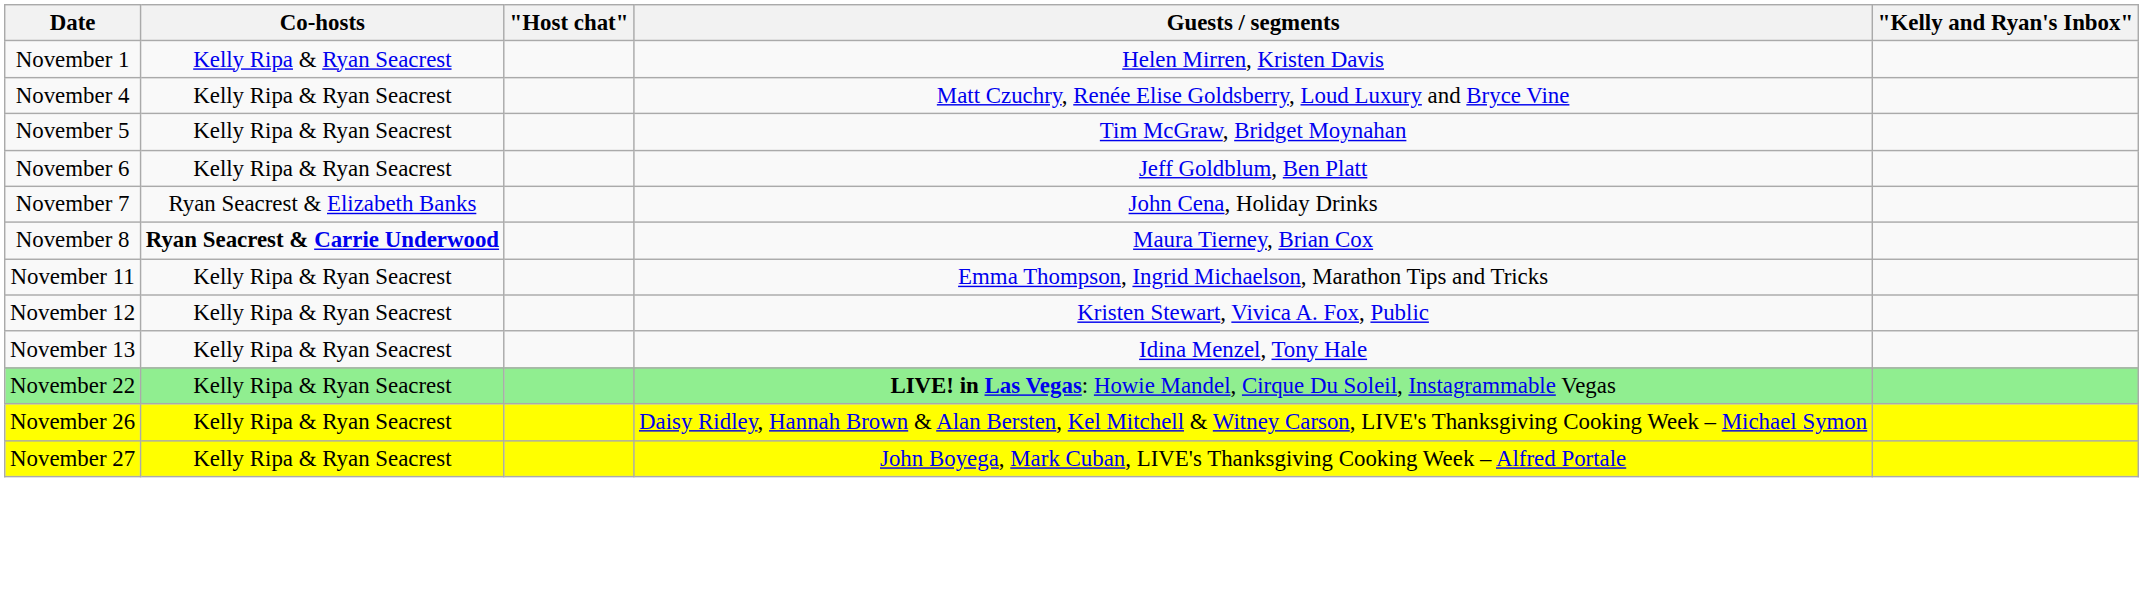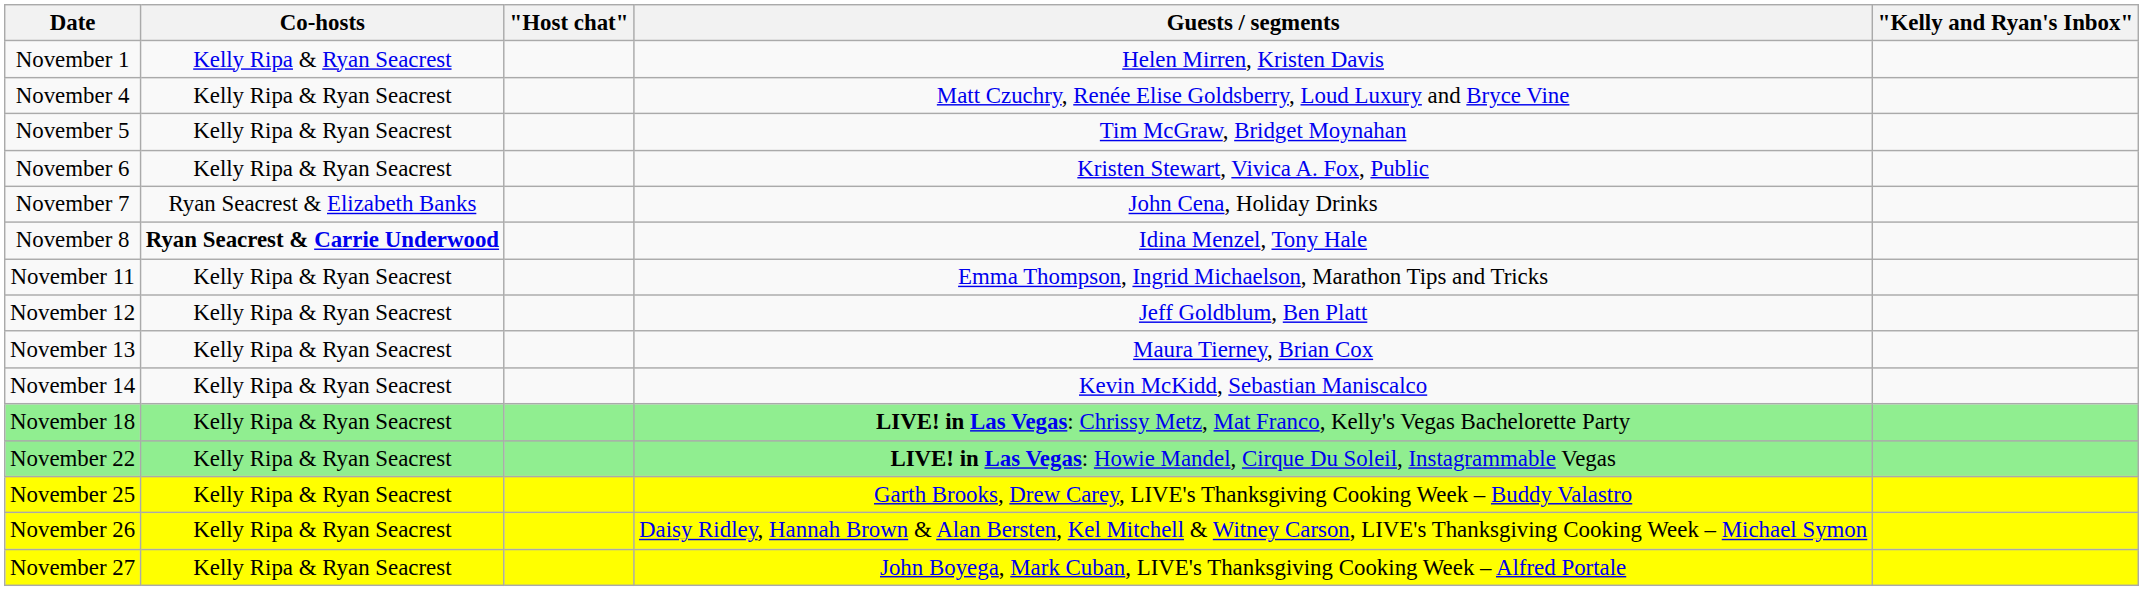(1253, 167) Jeff Goldblum, Ben Platt -> (1253, 167) Kristen Stewart, Vivica A. Fox, Public
(1253, 240) Maura Tierney, Brian Cox -> (1253, 240) Idina Menzel, Tony Hale
(1253, 312) Kristen Stewart, Vivica A. Fox, Public -> (1253, 312) Jeff Goldblum, Ben Platt
(1253, 349) Idina Menzel, Tony Hale -> (1253, 349) Maura Tierney, Brian Cox
+ row: (73, 385)
+ row: (73, 421)
+ row: (73, 494)
